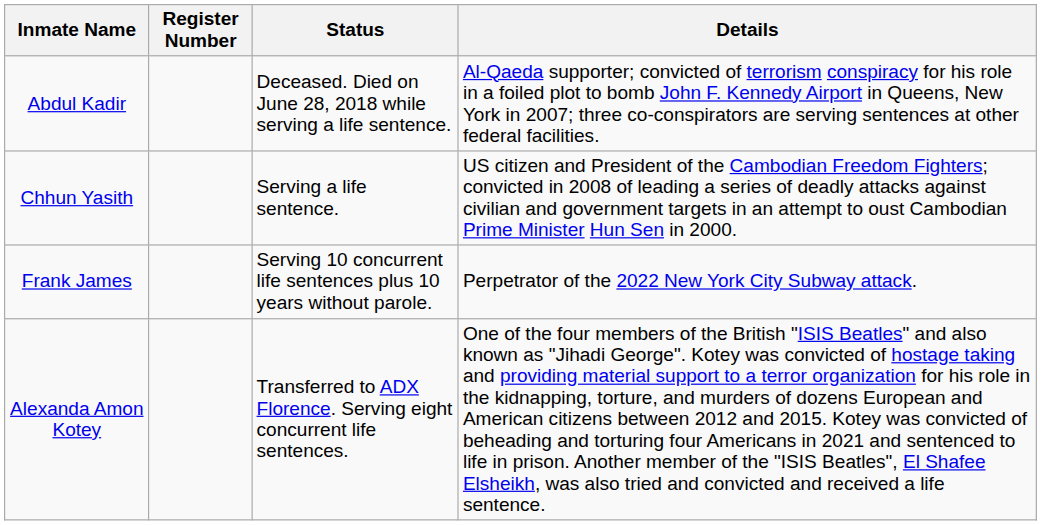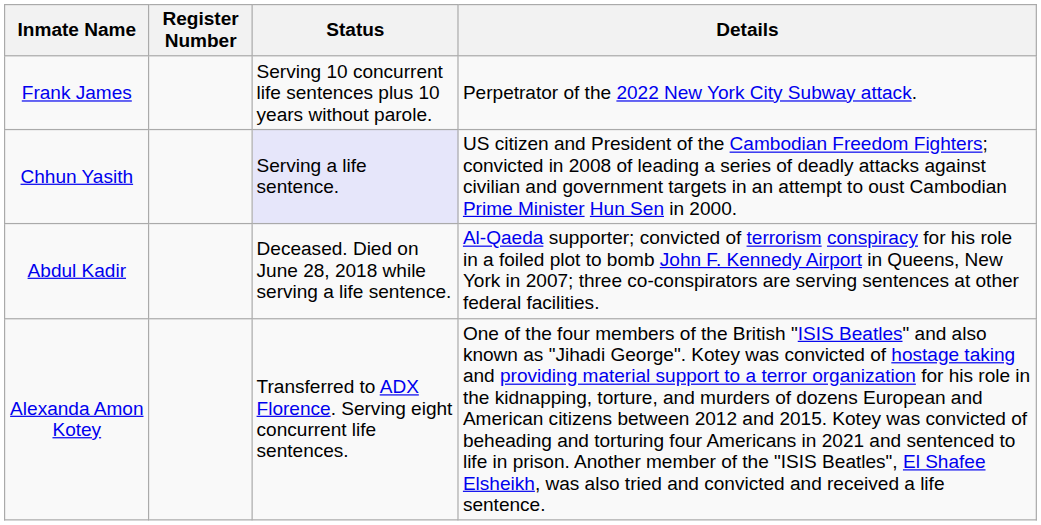rows swapped: (77, 103) <-> (77, 281)
(312, 197) no background -> (312, 176) lavender background
